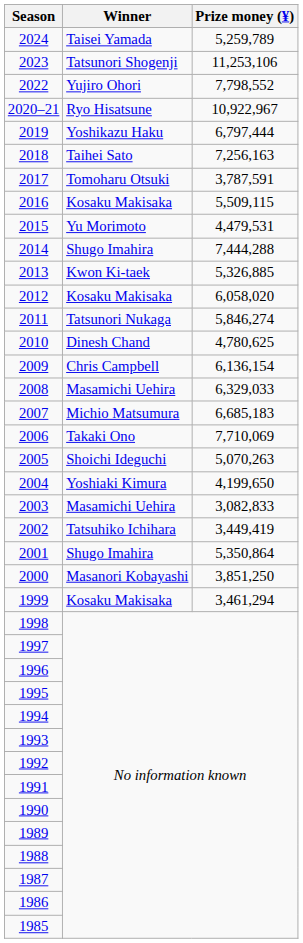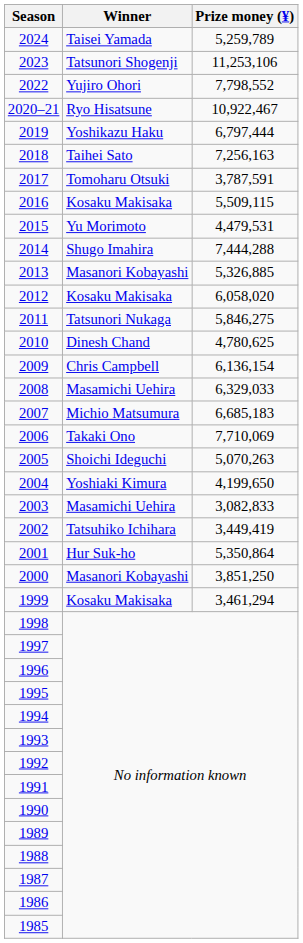(245, 109) 10,922,967 -> (245, 109) 10,922,467
(108, 272) Kwon Ki-taek -> (127, 272) Masanori Kobayashi
(245, 319) 5,846,274 -> (245, 319) 5,846,275
(110, 553) Shugo Imahira -> (101, 553) Hur Suk-ho
